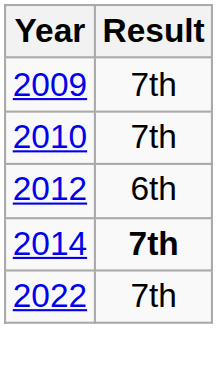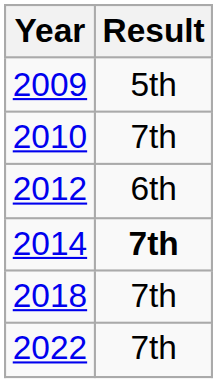(154, 84) 7th -> (154, 84) 5th
+ row: (50, 296)
